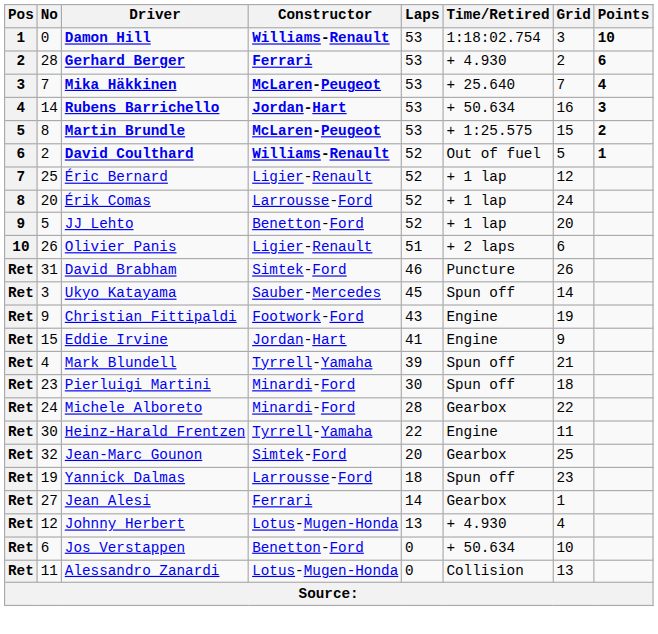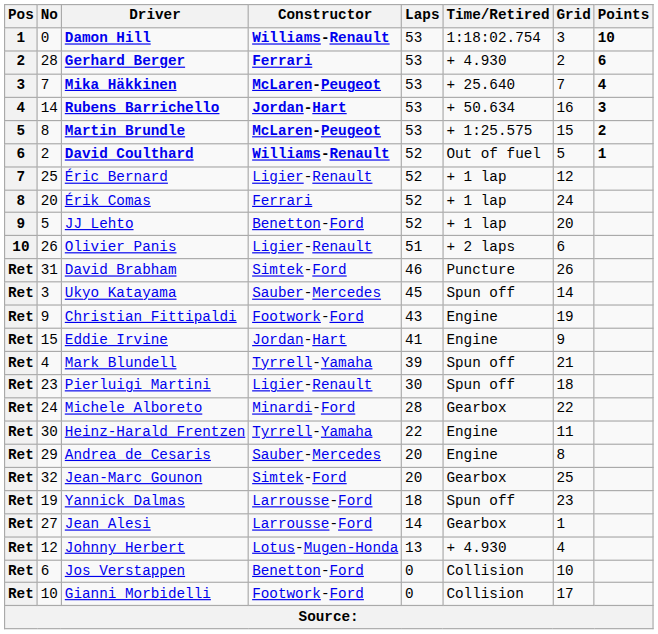(312, 202) Larrousse-Ford -> (282, 202) Ferrari
(304, 387) Minardi-Ford -> (312, 387) Ligier-Renault
+ row: (138, 456)
(282, 502) Ferrari -> (312, 525) Larrousse-Ford
(481, 548) + 50.634 -> (485, 572) Collision
- row: (142, 572)
+ row: (138, 595)
